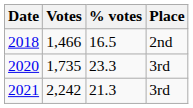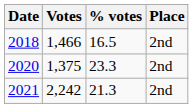(64, 66) 1,735 -> (64, 66) 1,375
(160, 66) 3rd -> (161, 66) 2nd
(160, 90) 3rd -> (161, 90) 2nd
